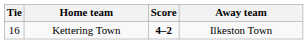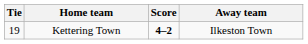(14, 30) 16 -> (14, 30) 19
